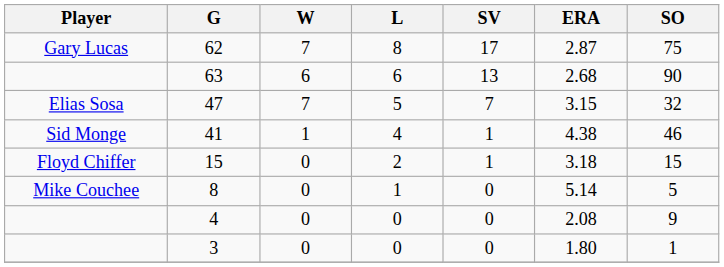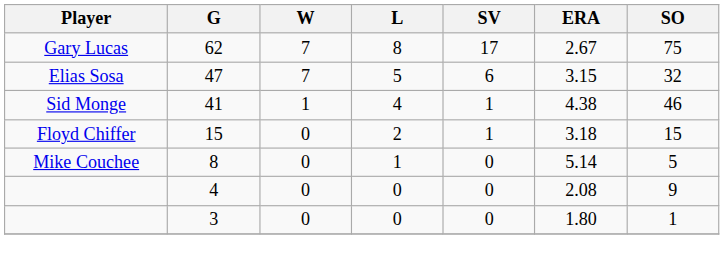(581, 47) 2.87 -> (581, 47) 2.67
- row: (214, 76)
(489, 104) 7 -> (489, 76) 6
